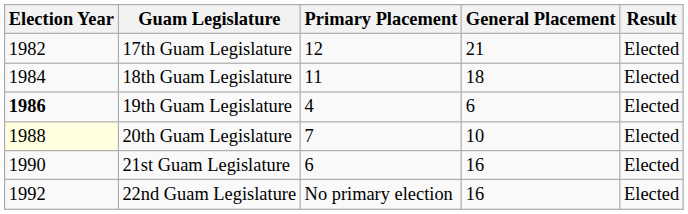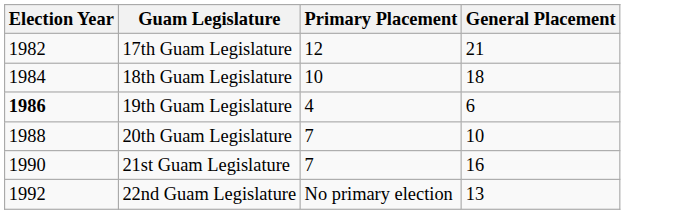- column: (652, 19)
(313, 77) 11 -> (314, 77) 10
(27, 135) lightyellow background -> (27, 135) no background
(309, 164) 6 -> (309, 164) 7
(475, 194) 16 -> (475, 194) 13
